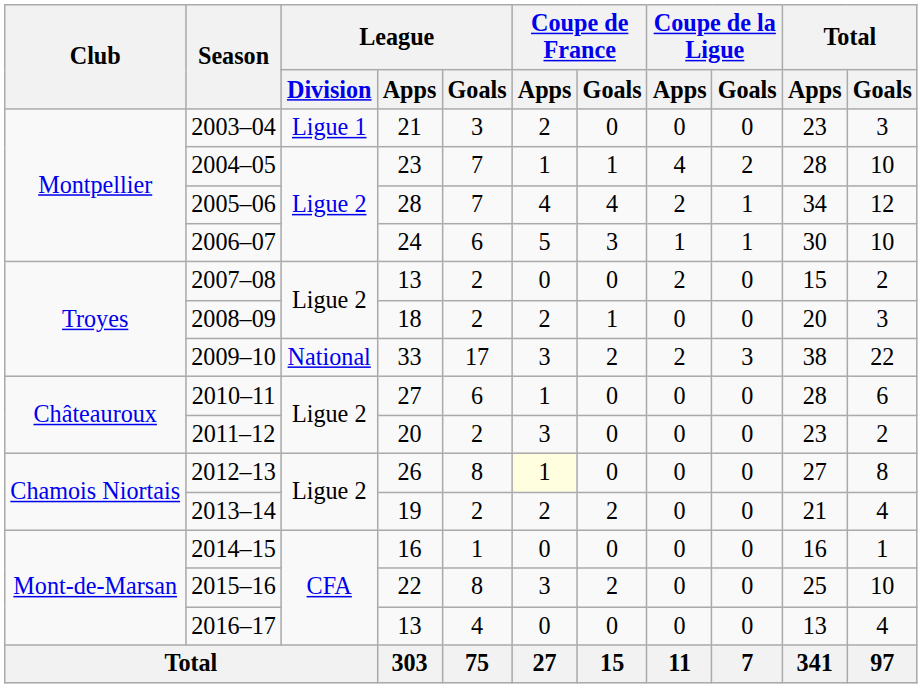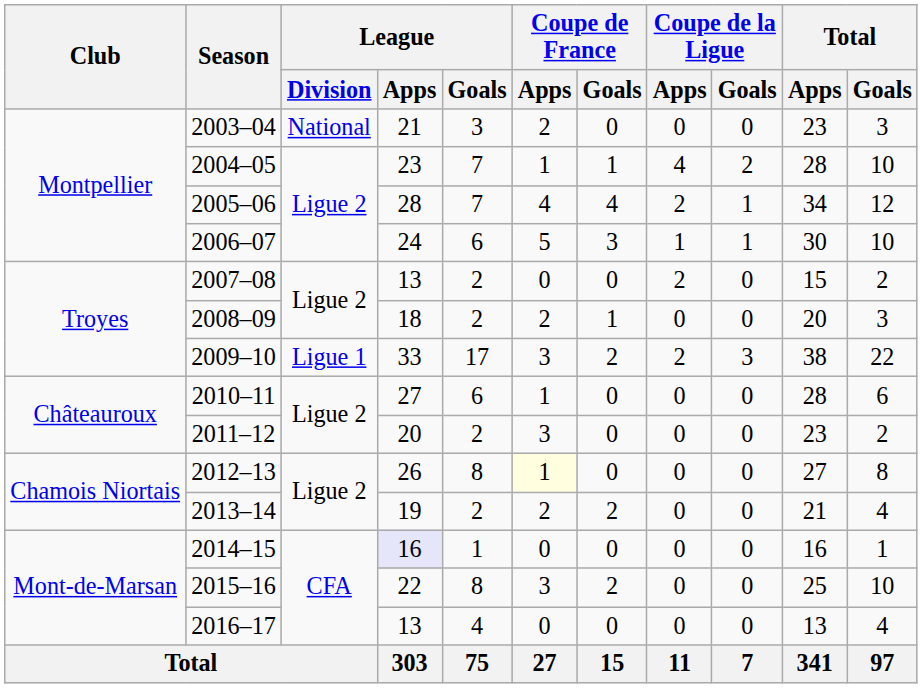(329, 127) Ligue 1 -> (329, 127) National
(329, 357) National -> (329, 357) Ligue 1
(410, 548) no background -> (410, 548) lavender background
